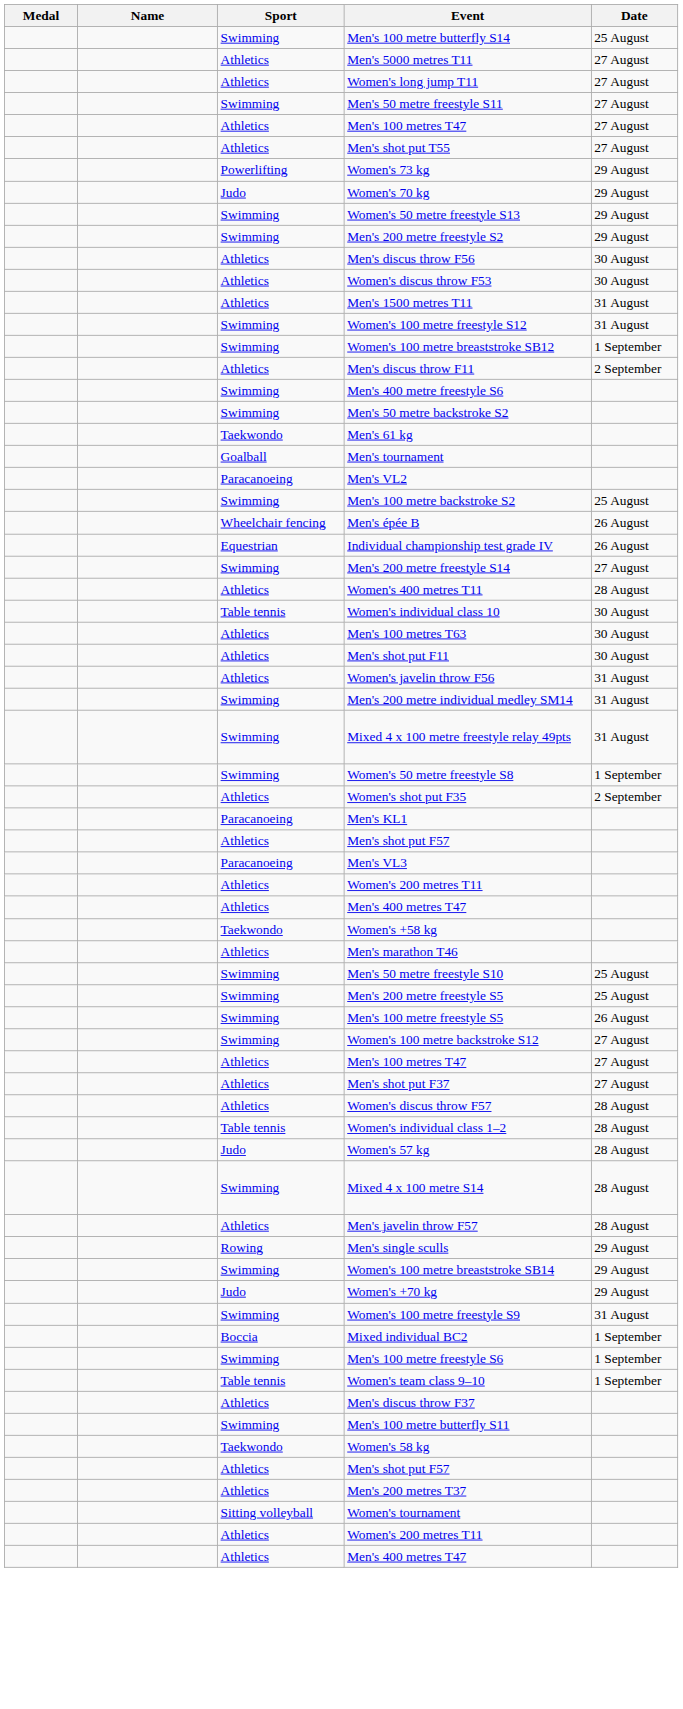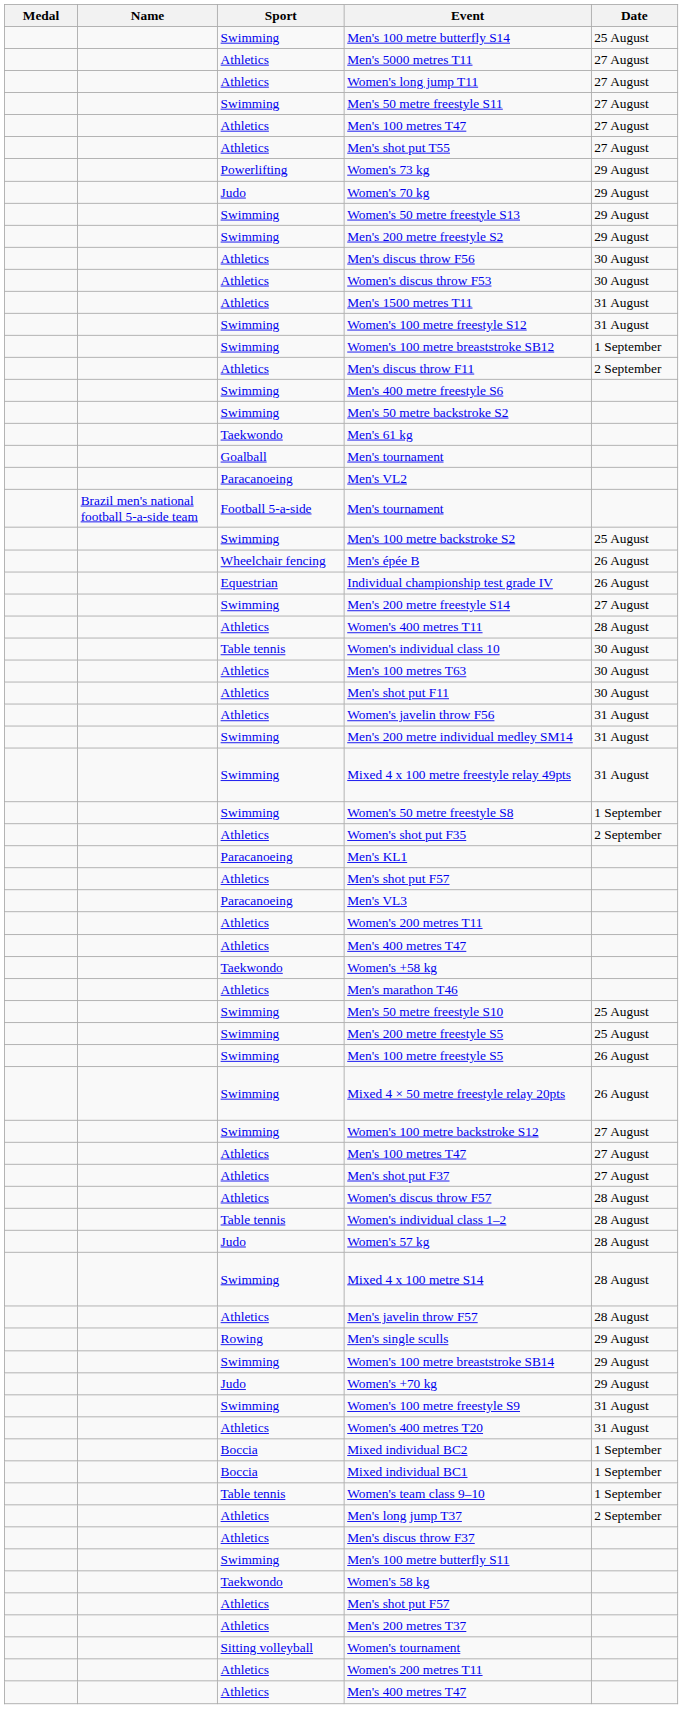+ row: (266, 508)
+ row: (250, 1093)
+ row: (245, 1427)
+ row: (239, 1471)
- row: (250, 1358)
+ row: (245, 1516)
